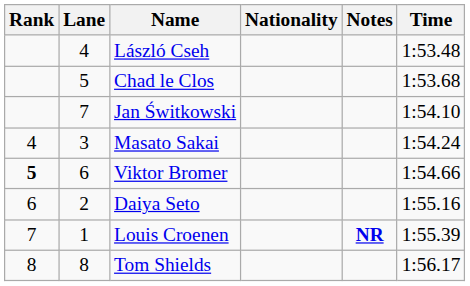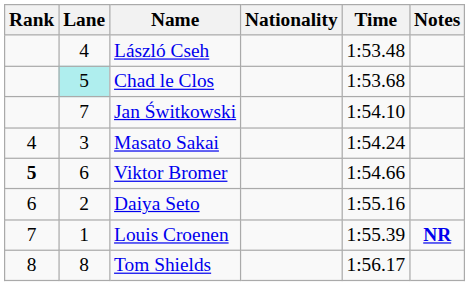columns swapped: (431, 19) <-> (370, 19)
(84, 81) no background -> (84, 81) paleturquoise background
